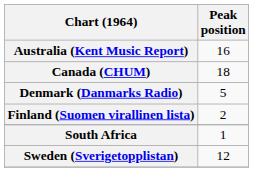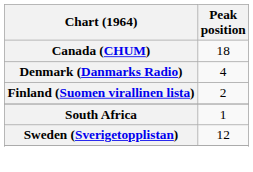- row: (101, 51)
(223, 93) 5 -> (223, 72) 4
